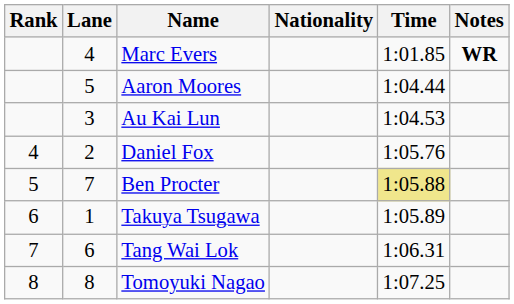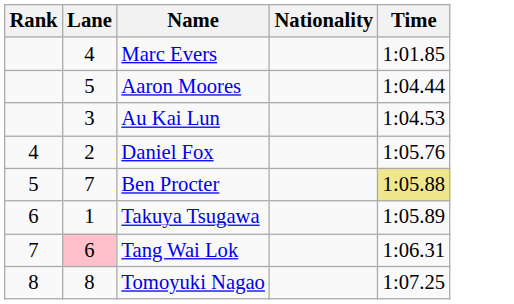- column: (479, 20)
(89, 250) no background -> (89, 250) pink background
